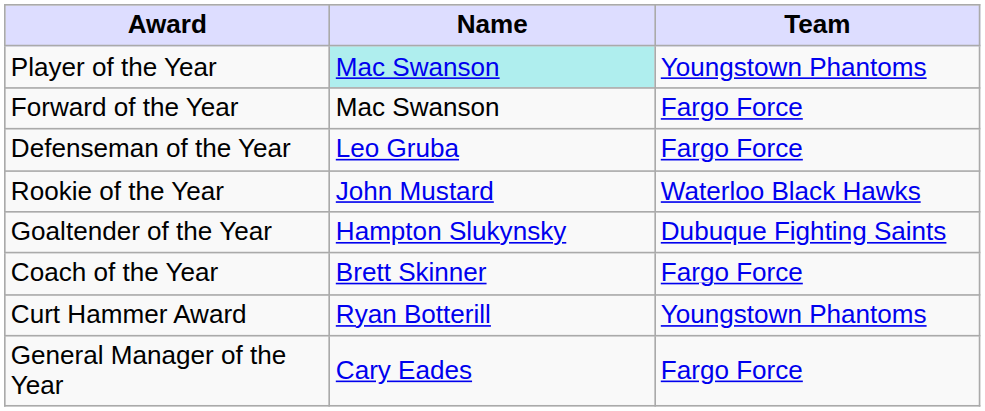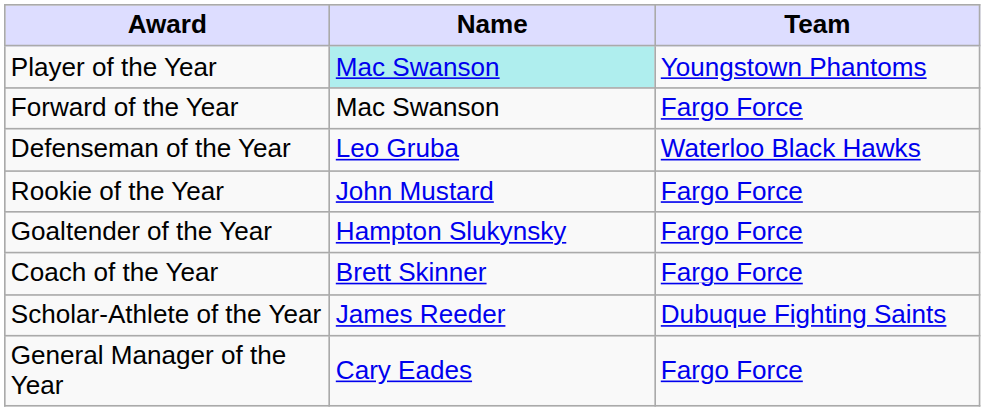(732, 149) Fargo Force -> (791, 149) Waterloo Black Hawks
(791, 190) Waterloo Black Hawks -> (732, 190) Fargo Force
(804, 231) Dubuque Fighting Saints -> (732, 231) Fargo Force
+ row: (166, 314)
- row: (129, 314)
